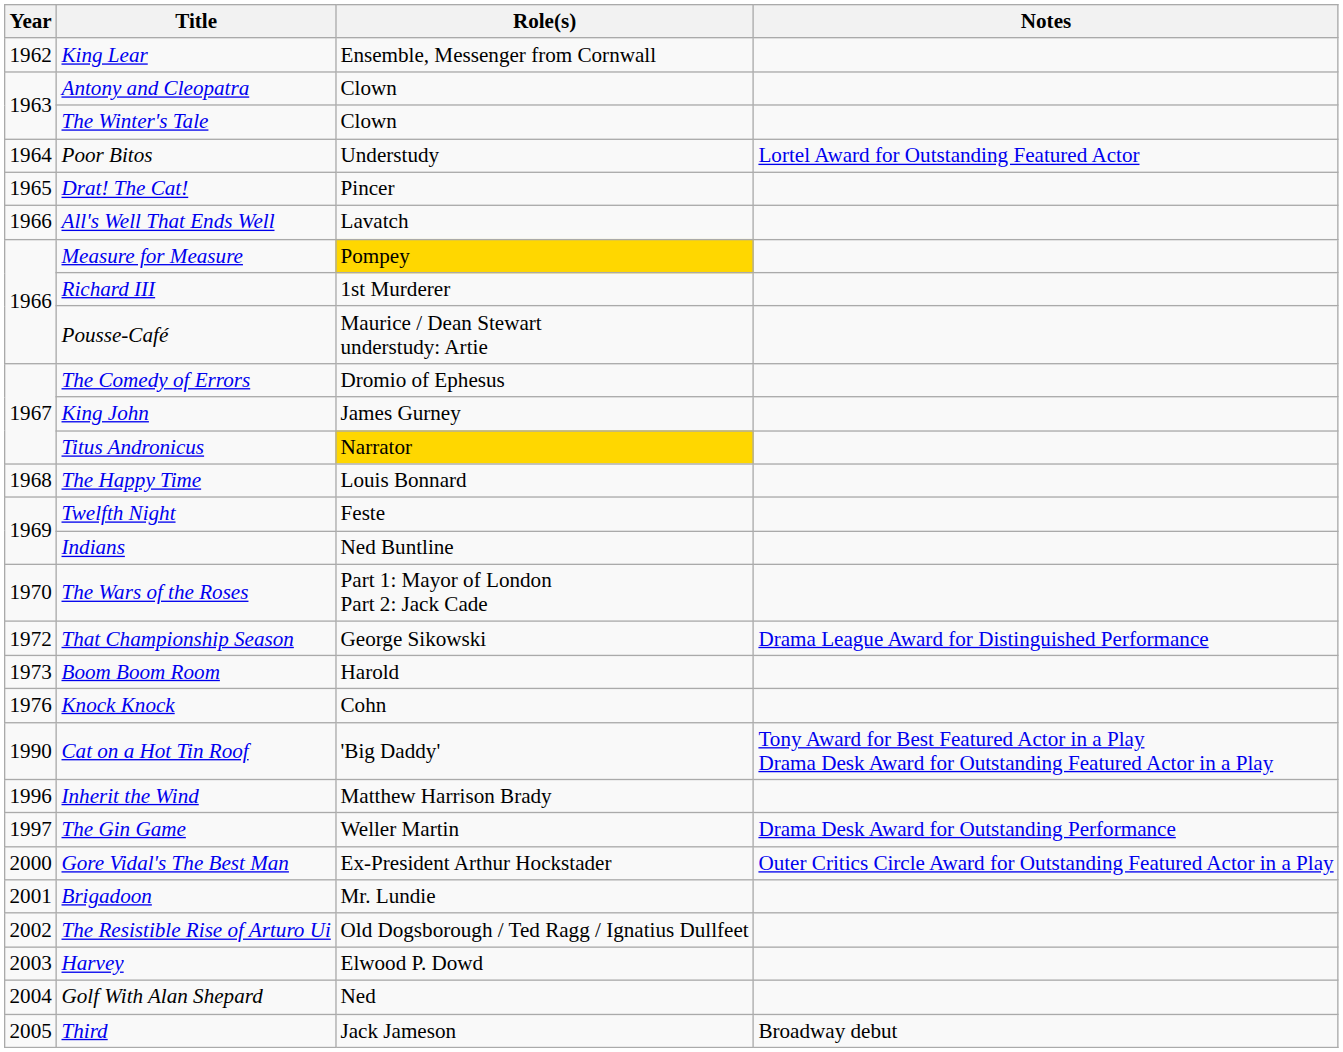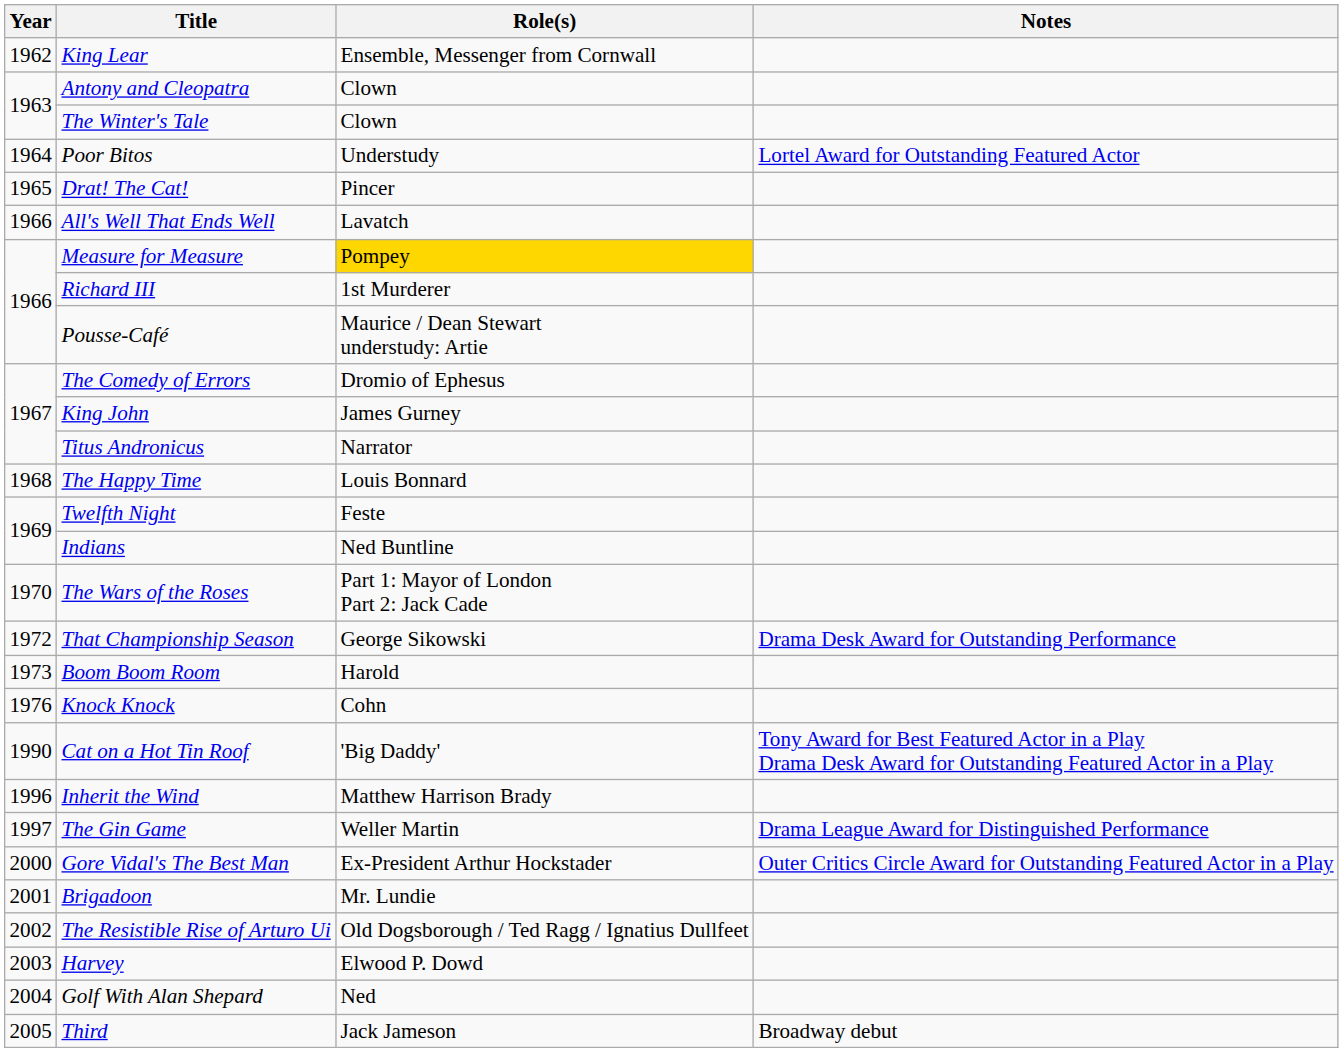(376, 446) gold background -> (376, 446) no background
(984, 638) Drama League Award for Distinguished Performance -> (967, 638) Drama Desk Award for Outstanding Performance
(967, 829) Drama Desk Award for Outstanding Performance -> (984, 829) Drama League Award for Distinguished Performance
